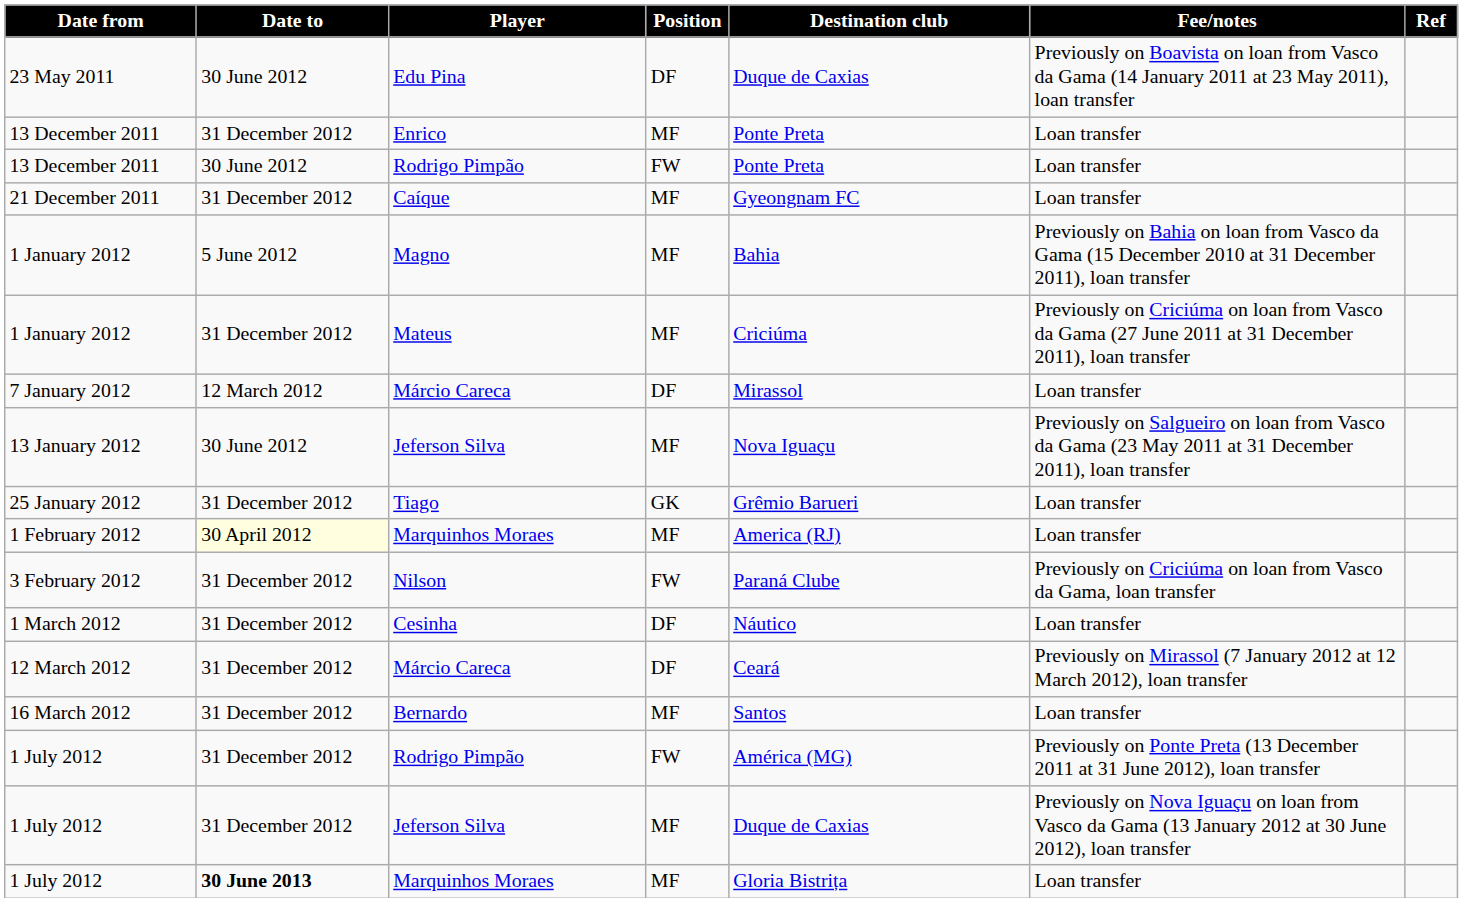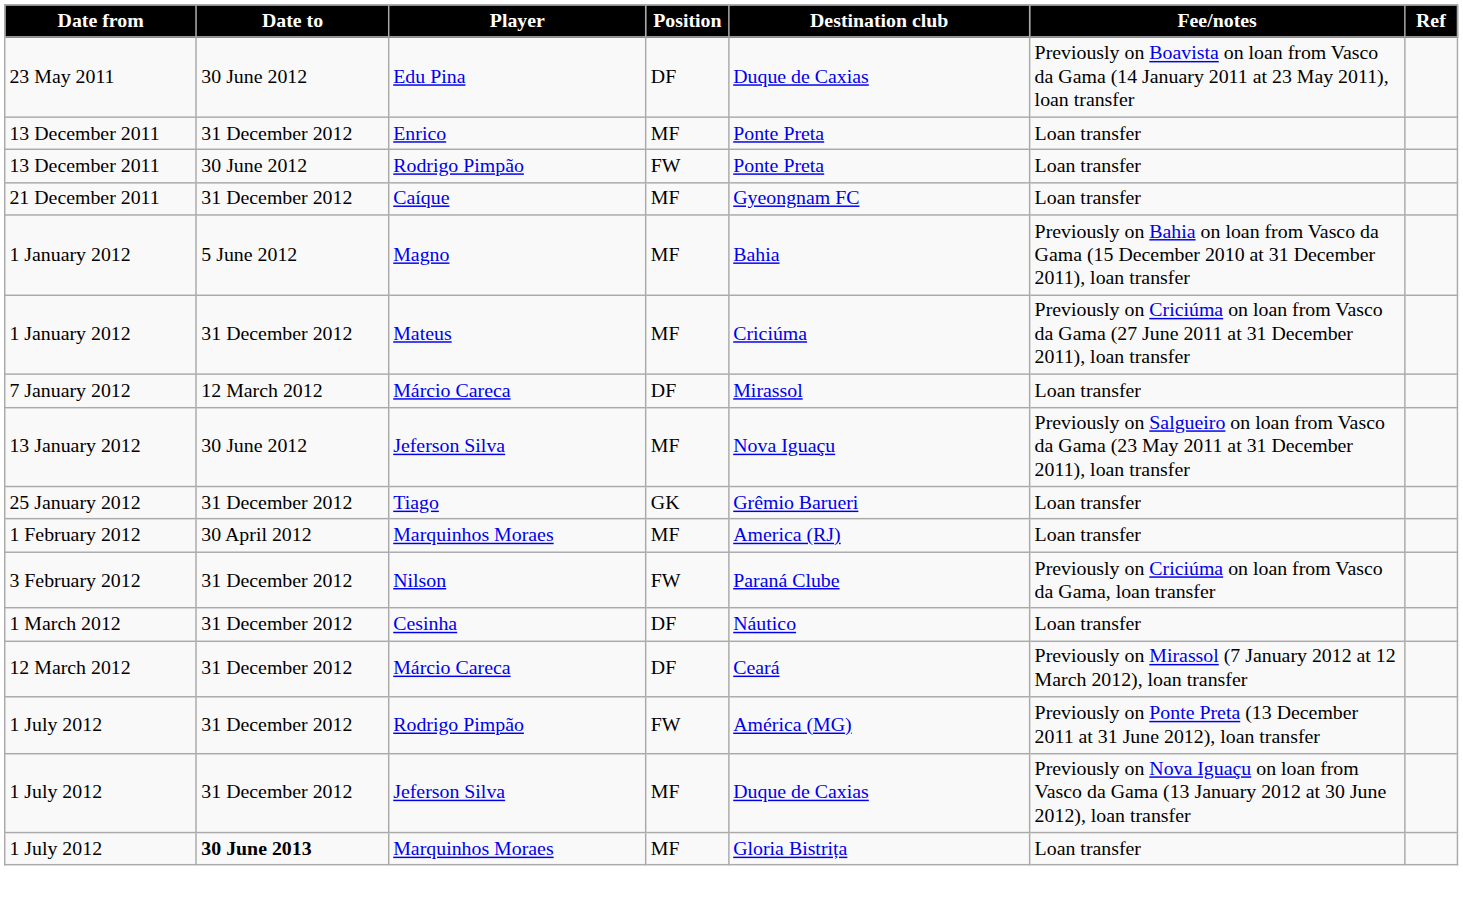(256, 534) lightyellow background -> (256, 534) no background
- row: (70, 712)
